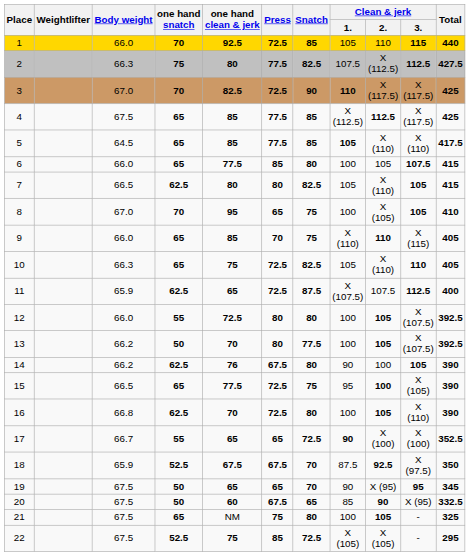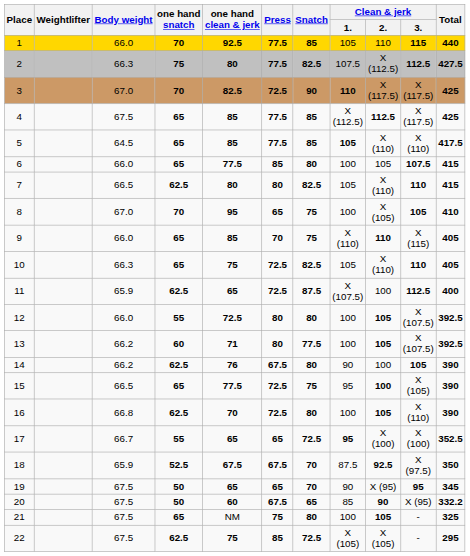(278, 43) 72.5 -> (278, 43) 77.5
(418, 185) 105 -> (418, 185) 110
(383, 291) 107.5 -> (383, 291) 100
(179, 344) 50 -> (179, 344) 60
(232, 344) 70 -> (232, 344) 71
(348, 439) 90 -> (348, 439) 95
(450, 501) 332.5 -> (450, 501) 332.2
(179, 538) 52.5 -> (179, 538) 62.5
